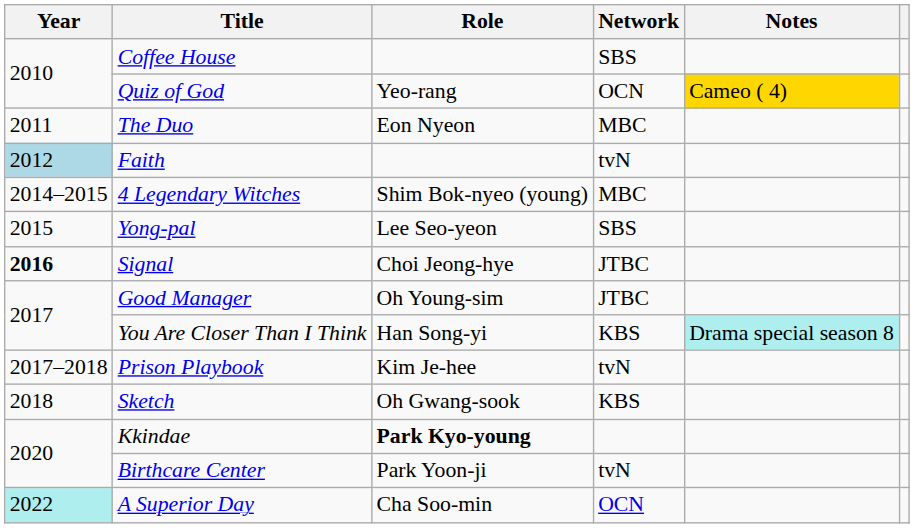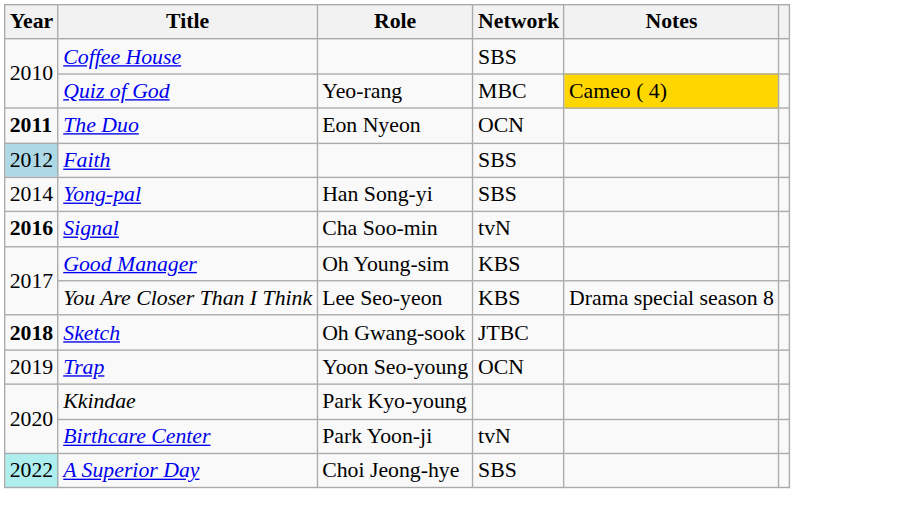(621, 90) OCN -> (502, 90) MBC
(31, 125) normal -> (31, 125) bold
(622, 125) MBC -> (501, 125) OCN
(614, 159) tvN -> (497, 159) SBS
- row: (209, 194)
(31, 228) 2015 -> (31, 194) 2014
(437, 228) Lee Seo-yeon -> (377, 194) Han Song-yi
(445, 263) Choi Jeong-hye -> (380, 228) Cha Soo-min
(624, 263) JTBC -> (494, 228) tvN
(624, 297) JTBC -> (499, 263) KBS
(432, 332) Han Song-yi -> (382, 297) Lee Seo-yeon
(792, 332) paleturquoise background -> (672, 297) no background
- row: (190, 366)
(31, 401) normal -> (31, 332) bold
(619, 401) KBS -> (503, 332) JTBC
+ row: (84, 366)
(454, 435) bold -> (394, 401) normal
(434, 504) Cha Soo-min -> (391, 470) Choi Jeong-hye
(621, 504) OCN -> (497, 470) SBS
